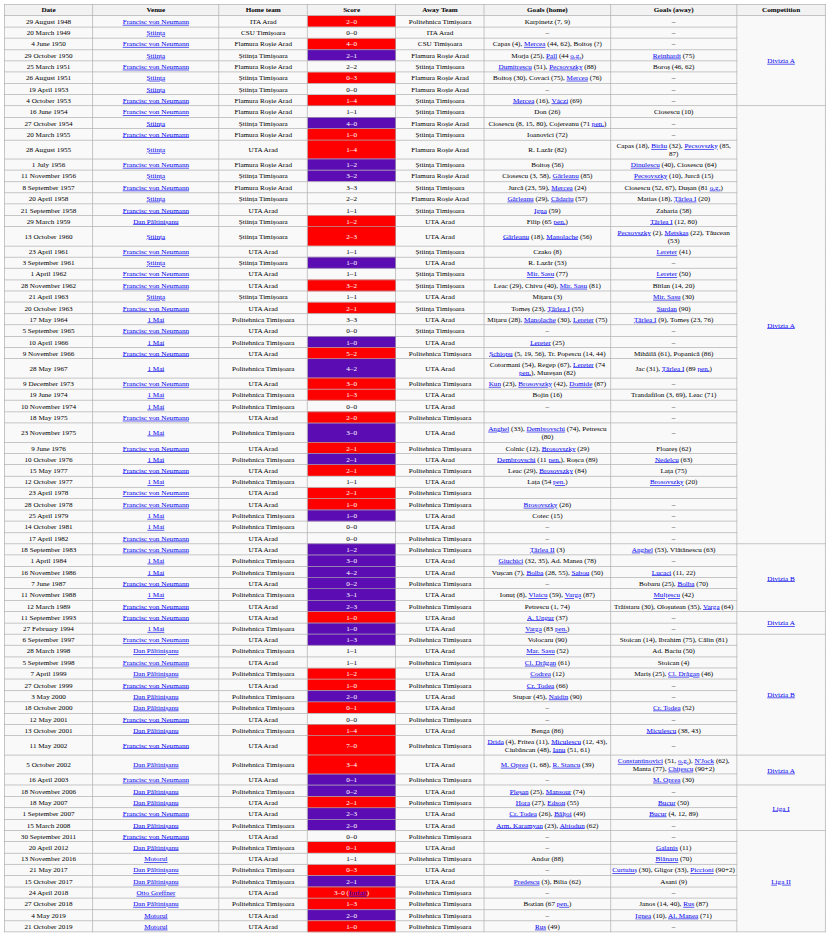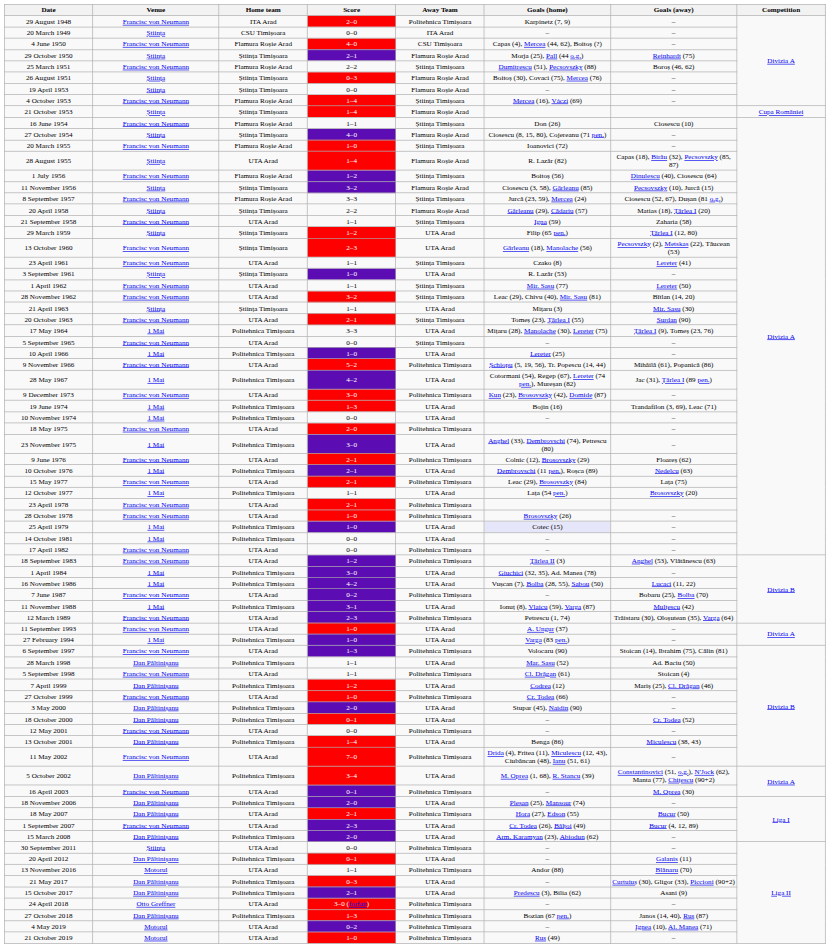+ row: (49, 112)
(156, 221) Dan Păltinișanu -> (156, 232) Știința
(156, 236) Știința -> (156, 248) Francisc von Neumann
(547, 516) no background -> (547, 527) lavender background
(352, 791) 0–2 -> (352, 802) 2–0
(156, 836) Francisc von Neumann -> (156, 847) Știința
(352, 915) 2–0 -> (352, 926) 0–2
